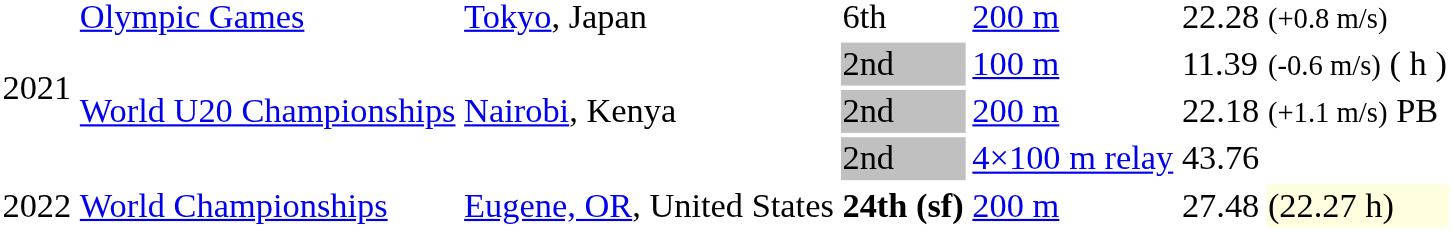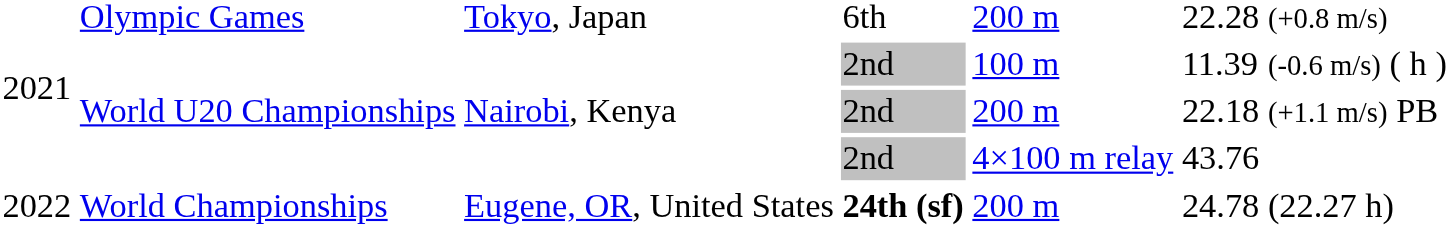(1221, 205) 27.48 -> (1221, 205) 24.78
(1331, 205) lightyellow background -> (1331, 205) no background
